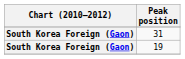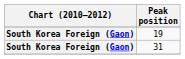rows swapped: (158, 34) <-> (158, 47)
